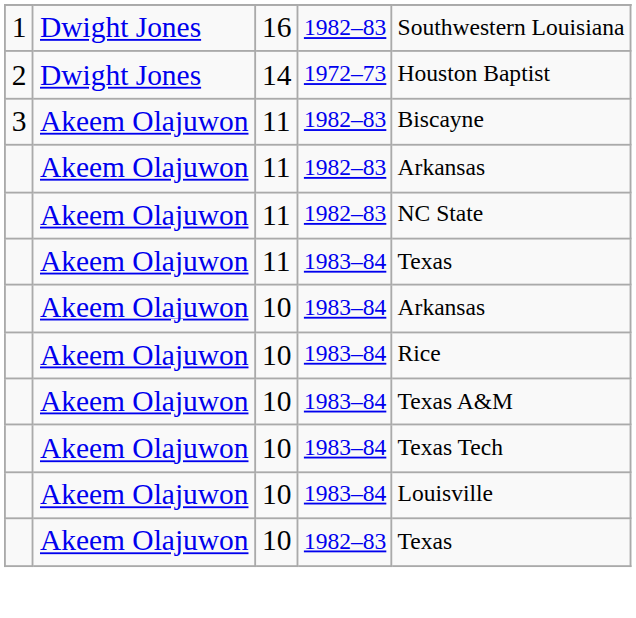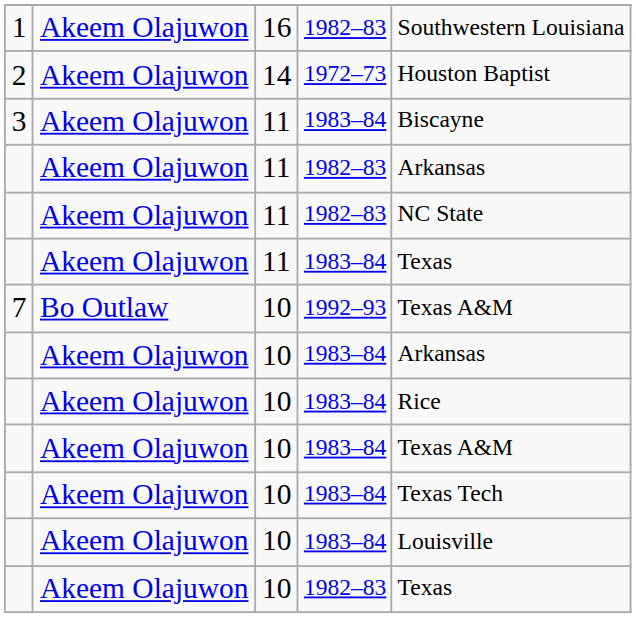(121, 27) Dwight Jones -> (144, 27) Akeem Olajuwon
(121, 74) Dwight Jones -> (144, 74) Akeem Olajuwon
(345, 121) 1982–83 -> (345, 121) 1983–84
+ row: (19, 307)
